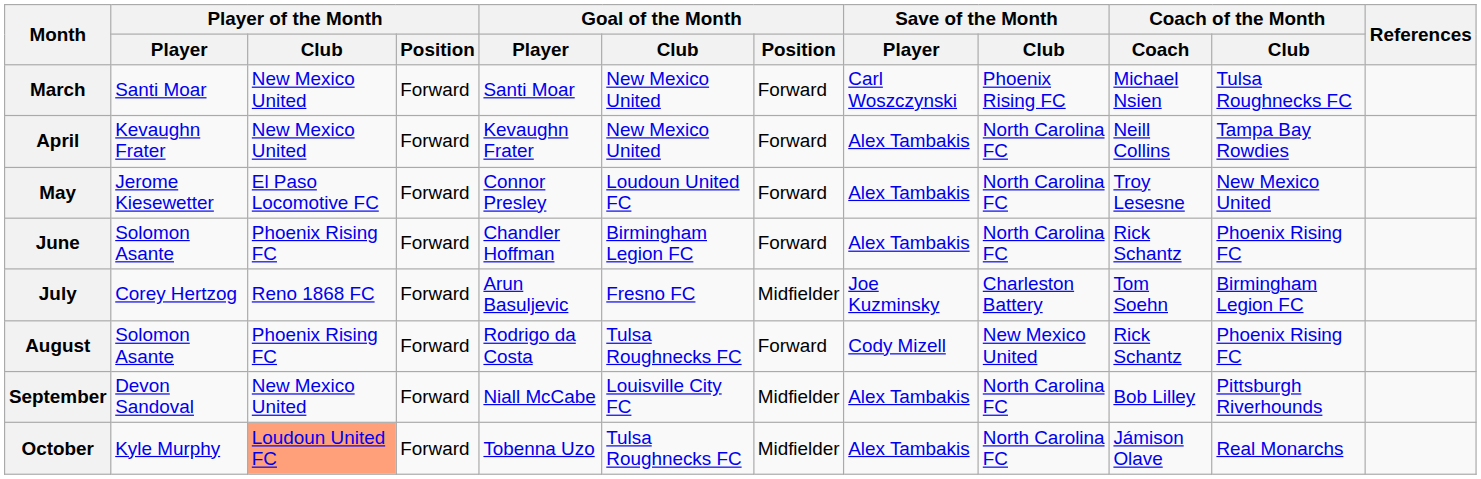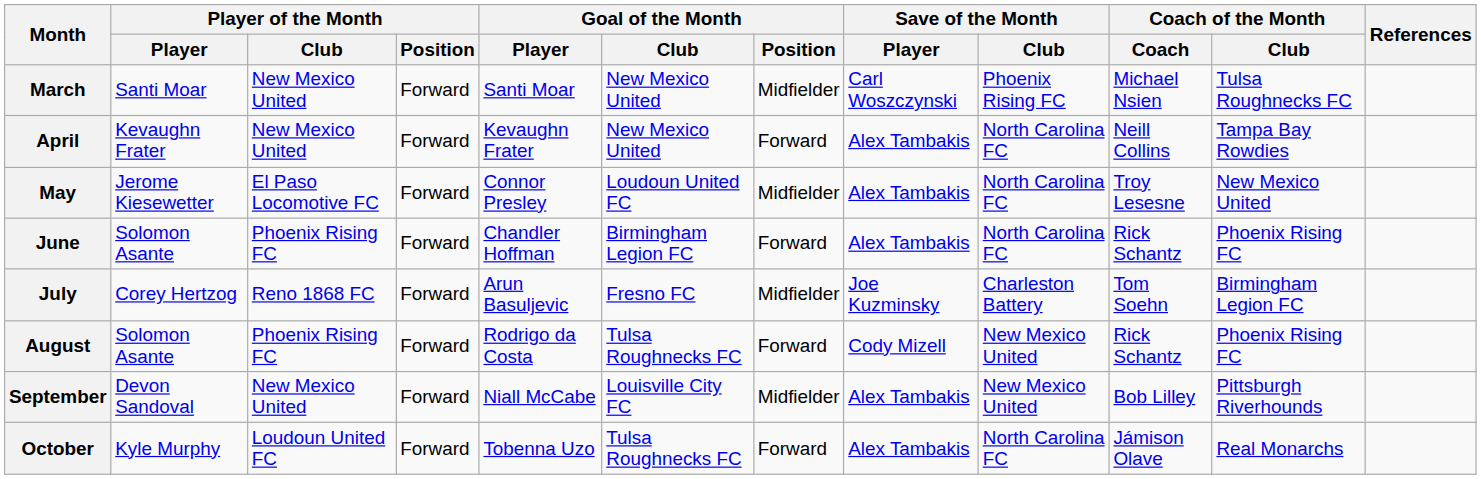(792, 89) Forward -> (799, 89) Midfielder
(792, 192) Forward -> (799, 192) Midfielder
(1044, 397) North Carolina FC -> (1034, 397) New Mexico United
(318, 448) lightsalmon background -> (318, 448) no background
(799, 448) Midfielder -> (792, 448) Forward
